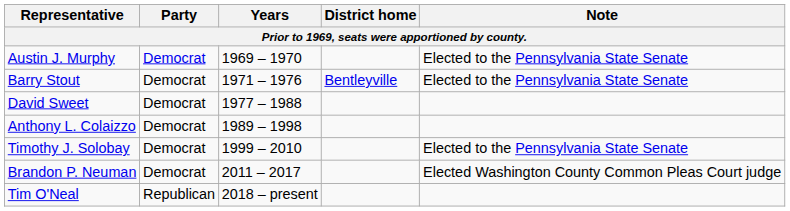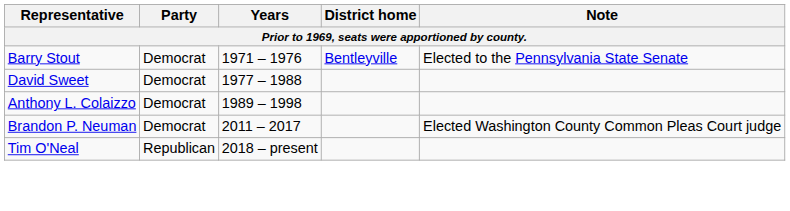- row: (61, 57)
- row: (69, 149)
